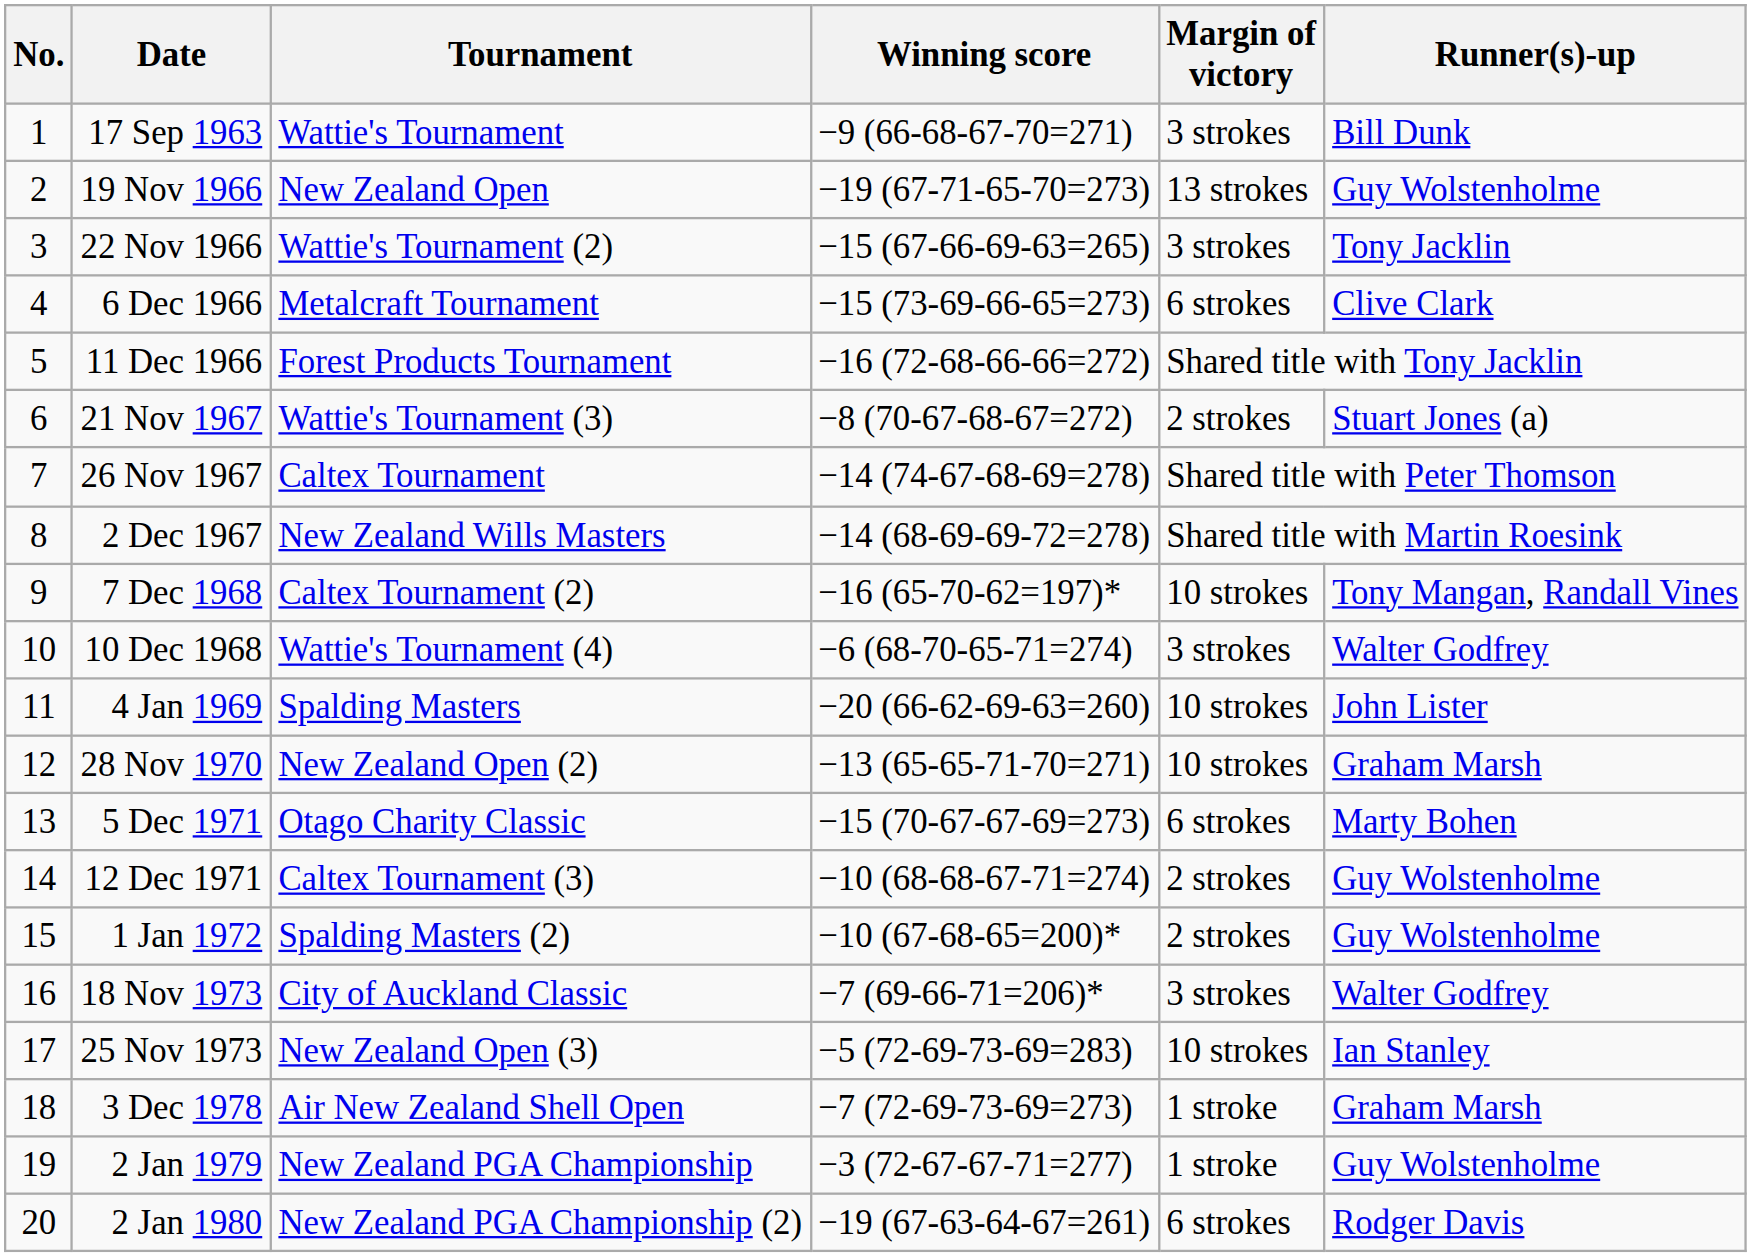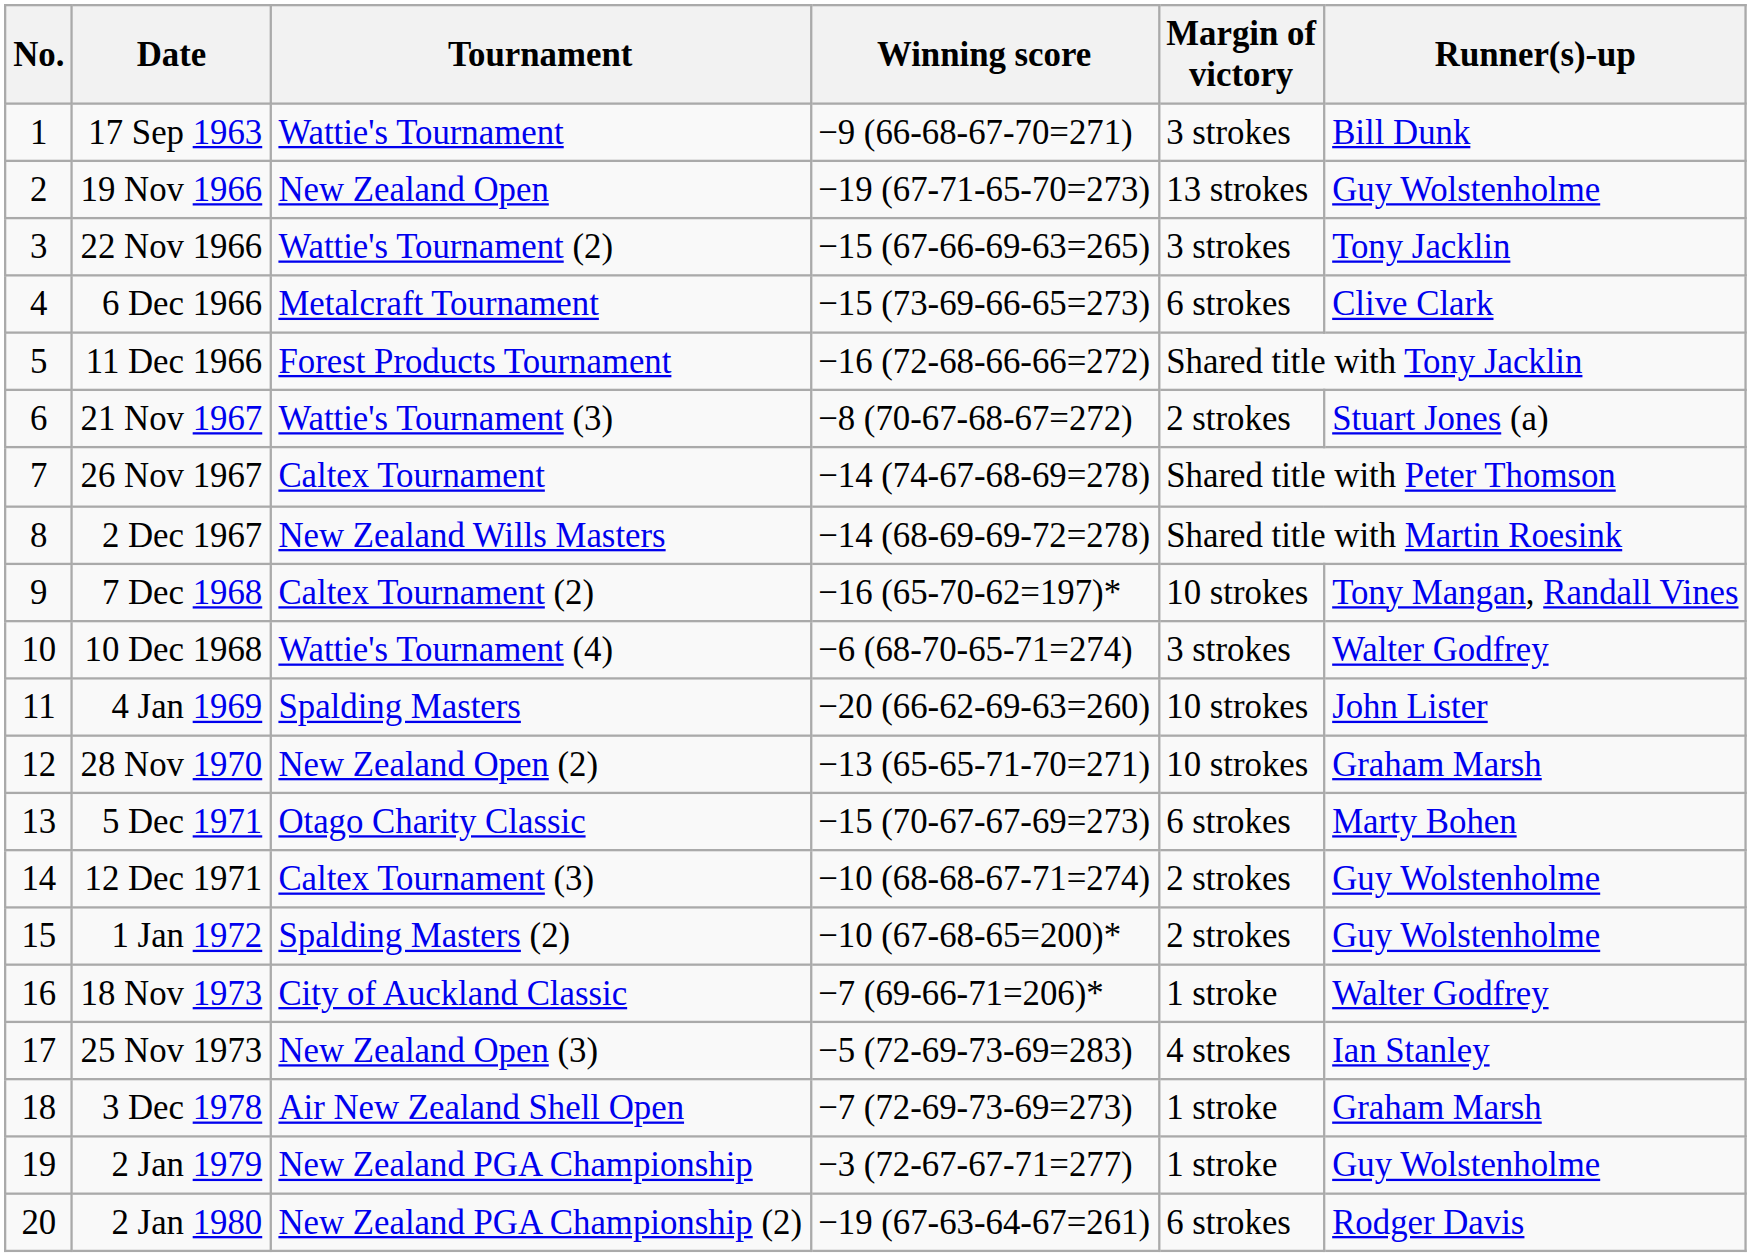(1229, 992) 3 strokes -> (1222, 992) 1 stroke
(1237, 1050) 10 strokes -> (1229, 1050) 4 strokes
